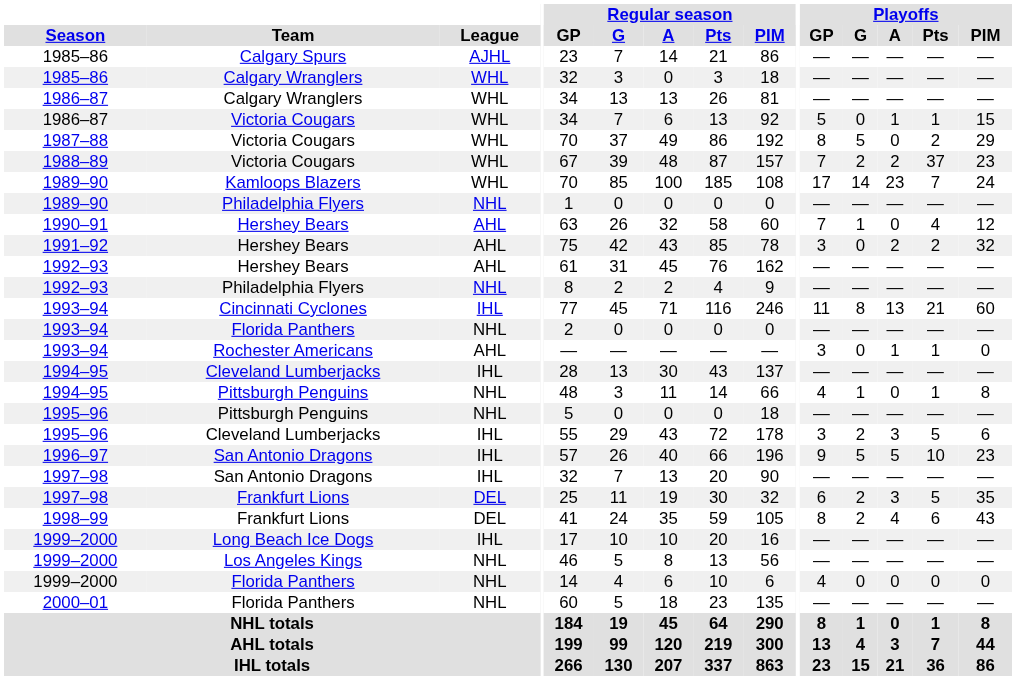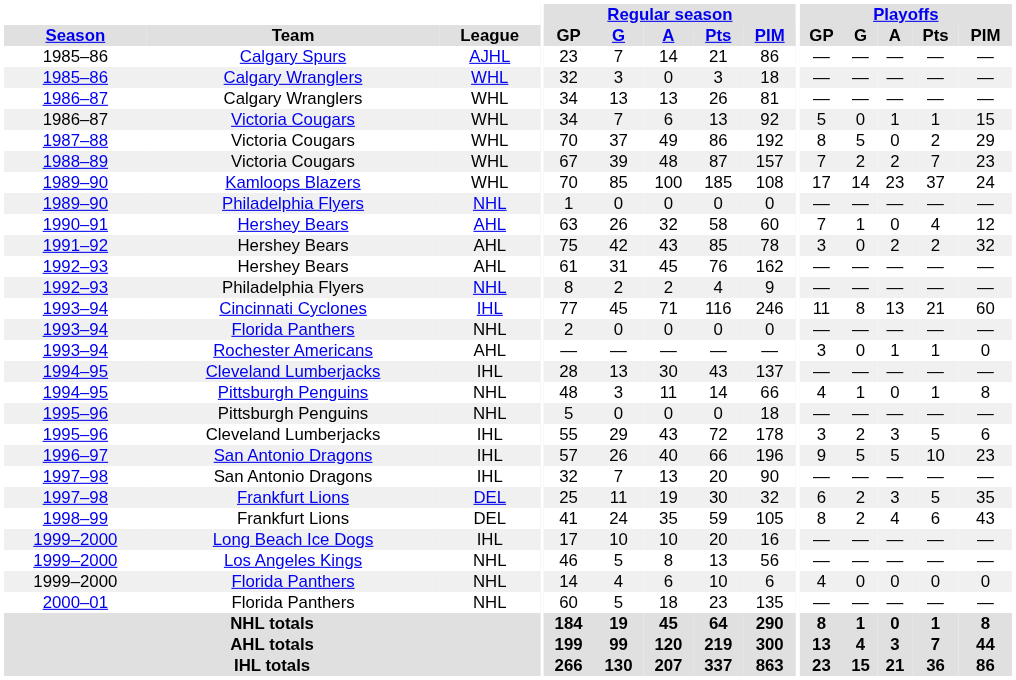(936, 161) 37 -> (935, 161) 7
(935, 182) 7 -> (936, 182) 37
